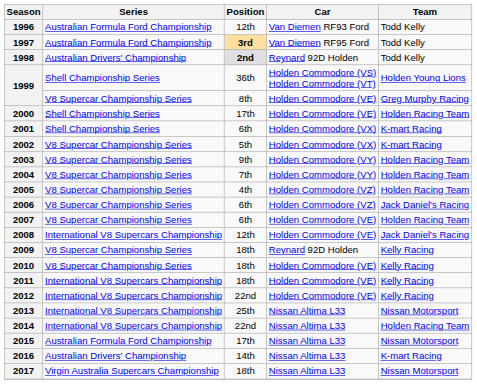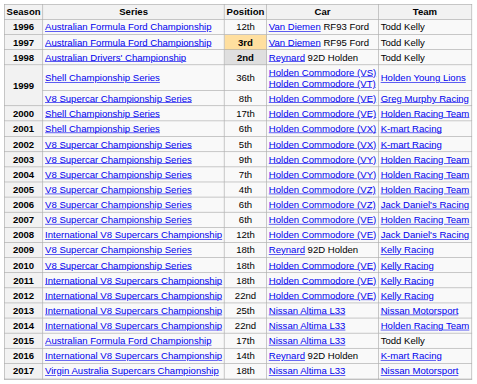(419, 341) Nissan Motorsport -> (403, 341) Todd Kelly
(116, 356) Australian Drivers' Championship -> (134, 356) International V8 Supercars Championship
(307, 356) Nissan Altima L33 -> (313, 356) Reynard 92D Holden
